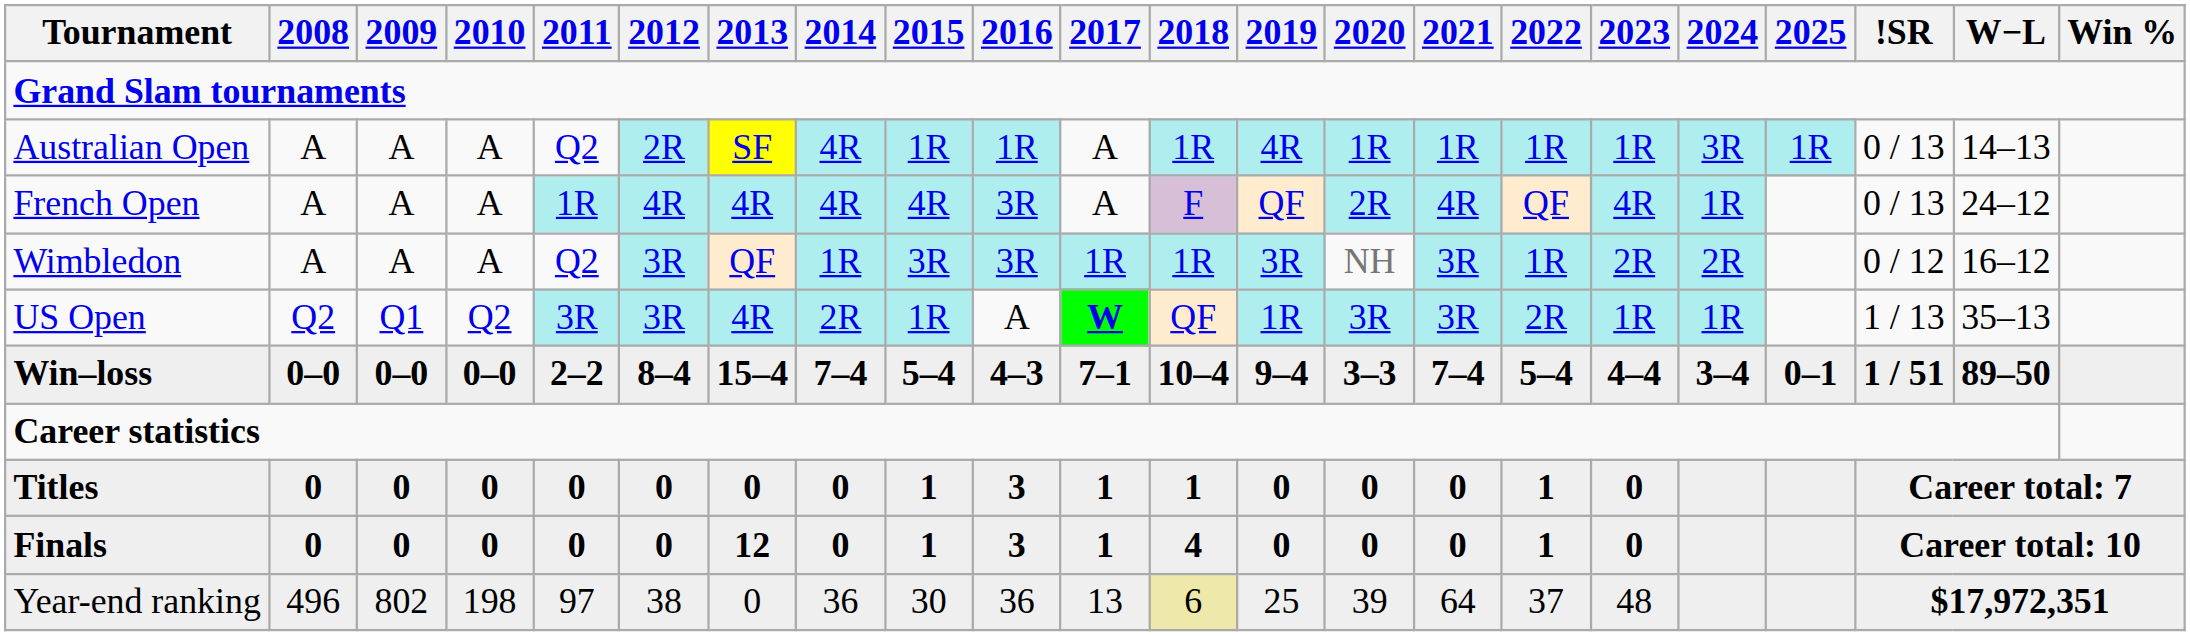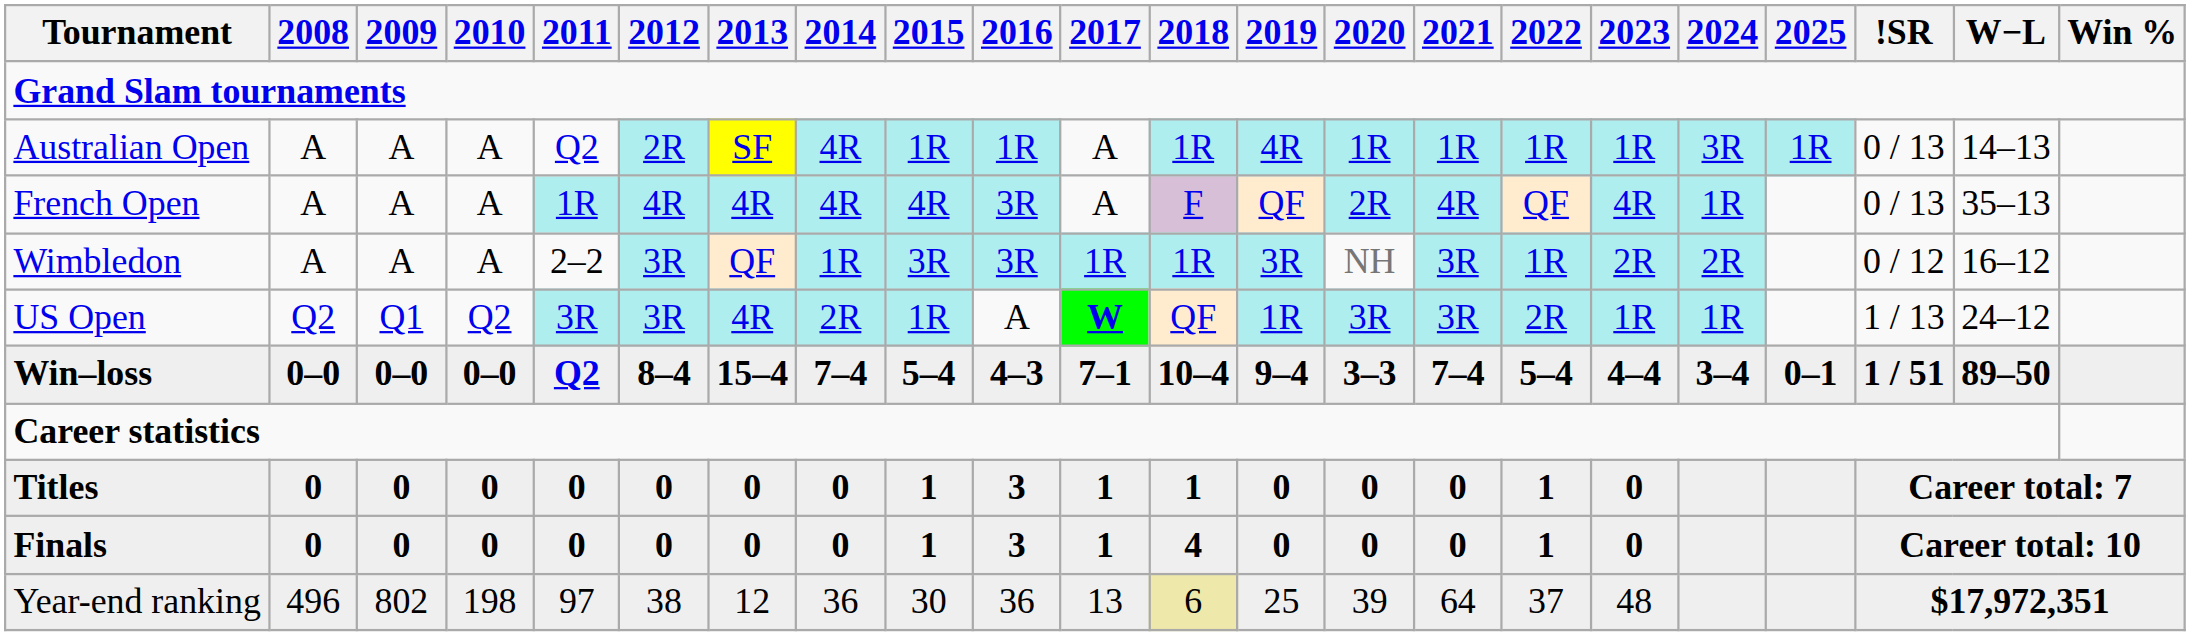(2006, 203) 24–12 -> (2006, 203) 35–13
(577, 260) Q2 -> (577, 260) 2–2
(2006, 317) 35–13 -> (2006, 317) 24–12
(577, 373) 2–2 -> (577, 373) Q2
(752, 544) 12 -> (752, 544) 0
(752, 601) 0 -> (752, 601) 12
